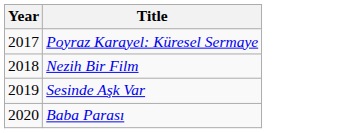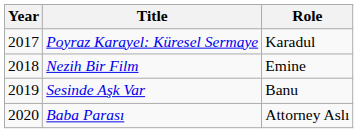+ column: (307, 16)
